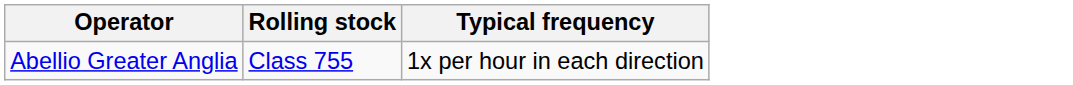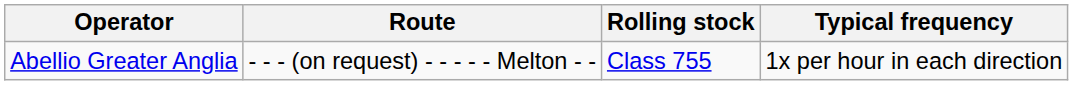+ column: (422, 23)
